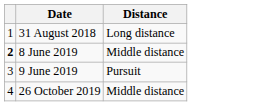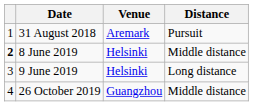+ column: (134, 14)
(140, 33) Long distance -> (185, 33) Pursuit
(123, 71) Pursuit -> (202, 71) Long distance
